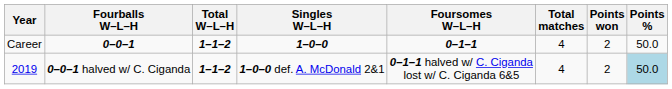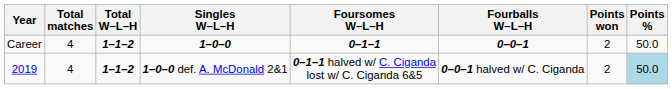columns swapped: (561, 20) <-> (119, 20)
